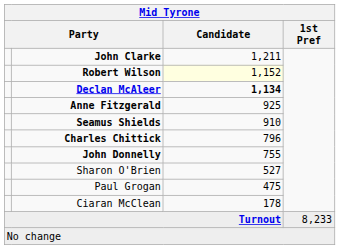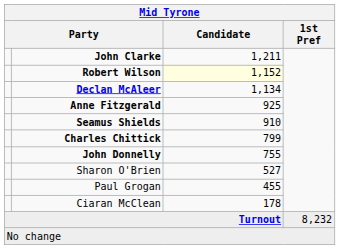(266, 89) bold -> (266, 89) normal
(272, 138) 796 -> (272, 138) 799
(272, 187) 475 -> (272, 187) 455
(317, 220) 8,233 -> (317, 220) 8,232
